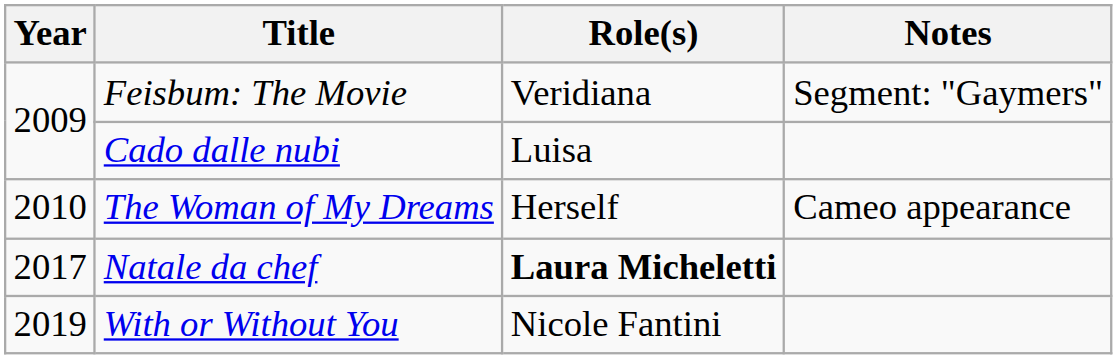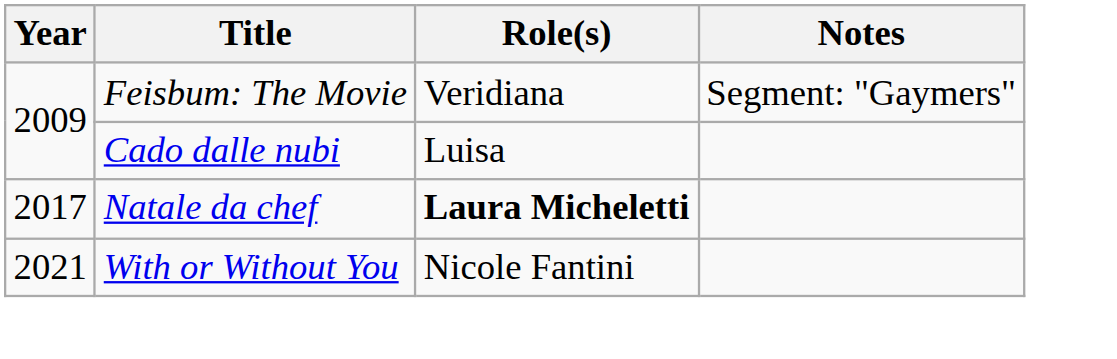- row: (299, 207)
(50, 324) 2019 -> (50, 265) 2021
